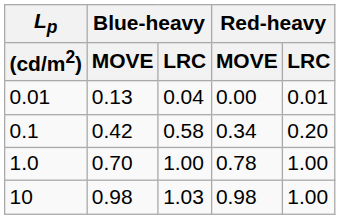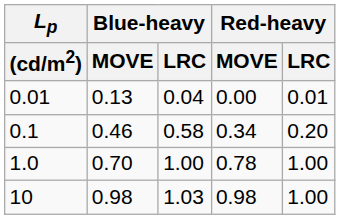(112, 130) 0.42 -> (112, 130) 0.46
